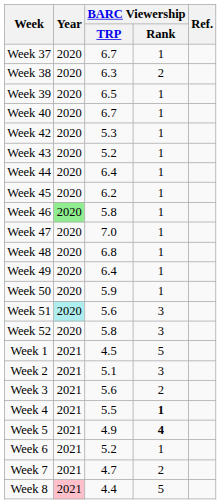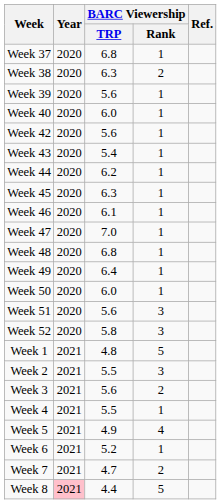(109, 53) 6.7 -> (109, 53) 6.8
(109, 93) 6.5 -> (109, 93) 5.6
(109, 113) 6.7 -> (109, 113) 6.0
(109, 133) 5.3 -> (109, 133) 5.6
(109, 152) 5.2 -> (109, 152) 5.4
(109, 172) 6.4 -> (109, 172) 6.2
(109, 192) 6.2 -> (109, 192) 6.3
(69, 212) lightgreen background -> (69, 212) no background
(109, 212) 5.8 -> (109, 212) 6.1
(109, 291) 5.9 -> (109, 291) 6.0
(69, 311) paleturquoise background -> (69, 311) no background
(109, 350) 4.5 -> (109, 350) 4.8
(109, 370) 5.1 -> (109, 370) 5.5
(161, 410) bold -> (161, 410) normal
(161, 430) bold -> (161, 430) normal
